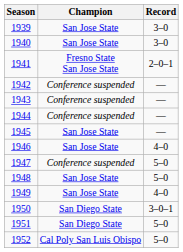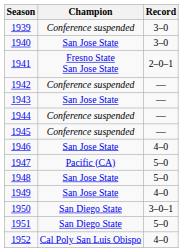(91, 27) San Jose State -> (90, 27) Conference suspended
(90, 100) Conference suspended -> (91, 100) San Jose State
(91, 131) San Jose State -> (90, 131) Conference suspended
(90, 162) Conference suspended -> (90, 162) Pacific (CA)
(161, 239) 5–0 -> (161, 239) 4–0
